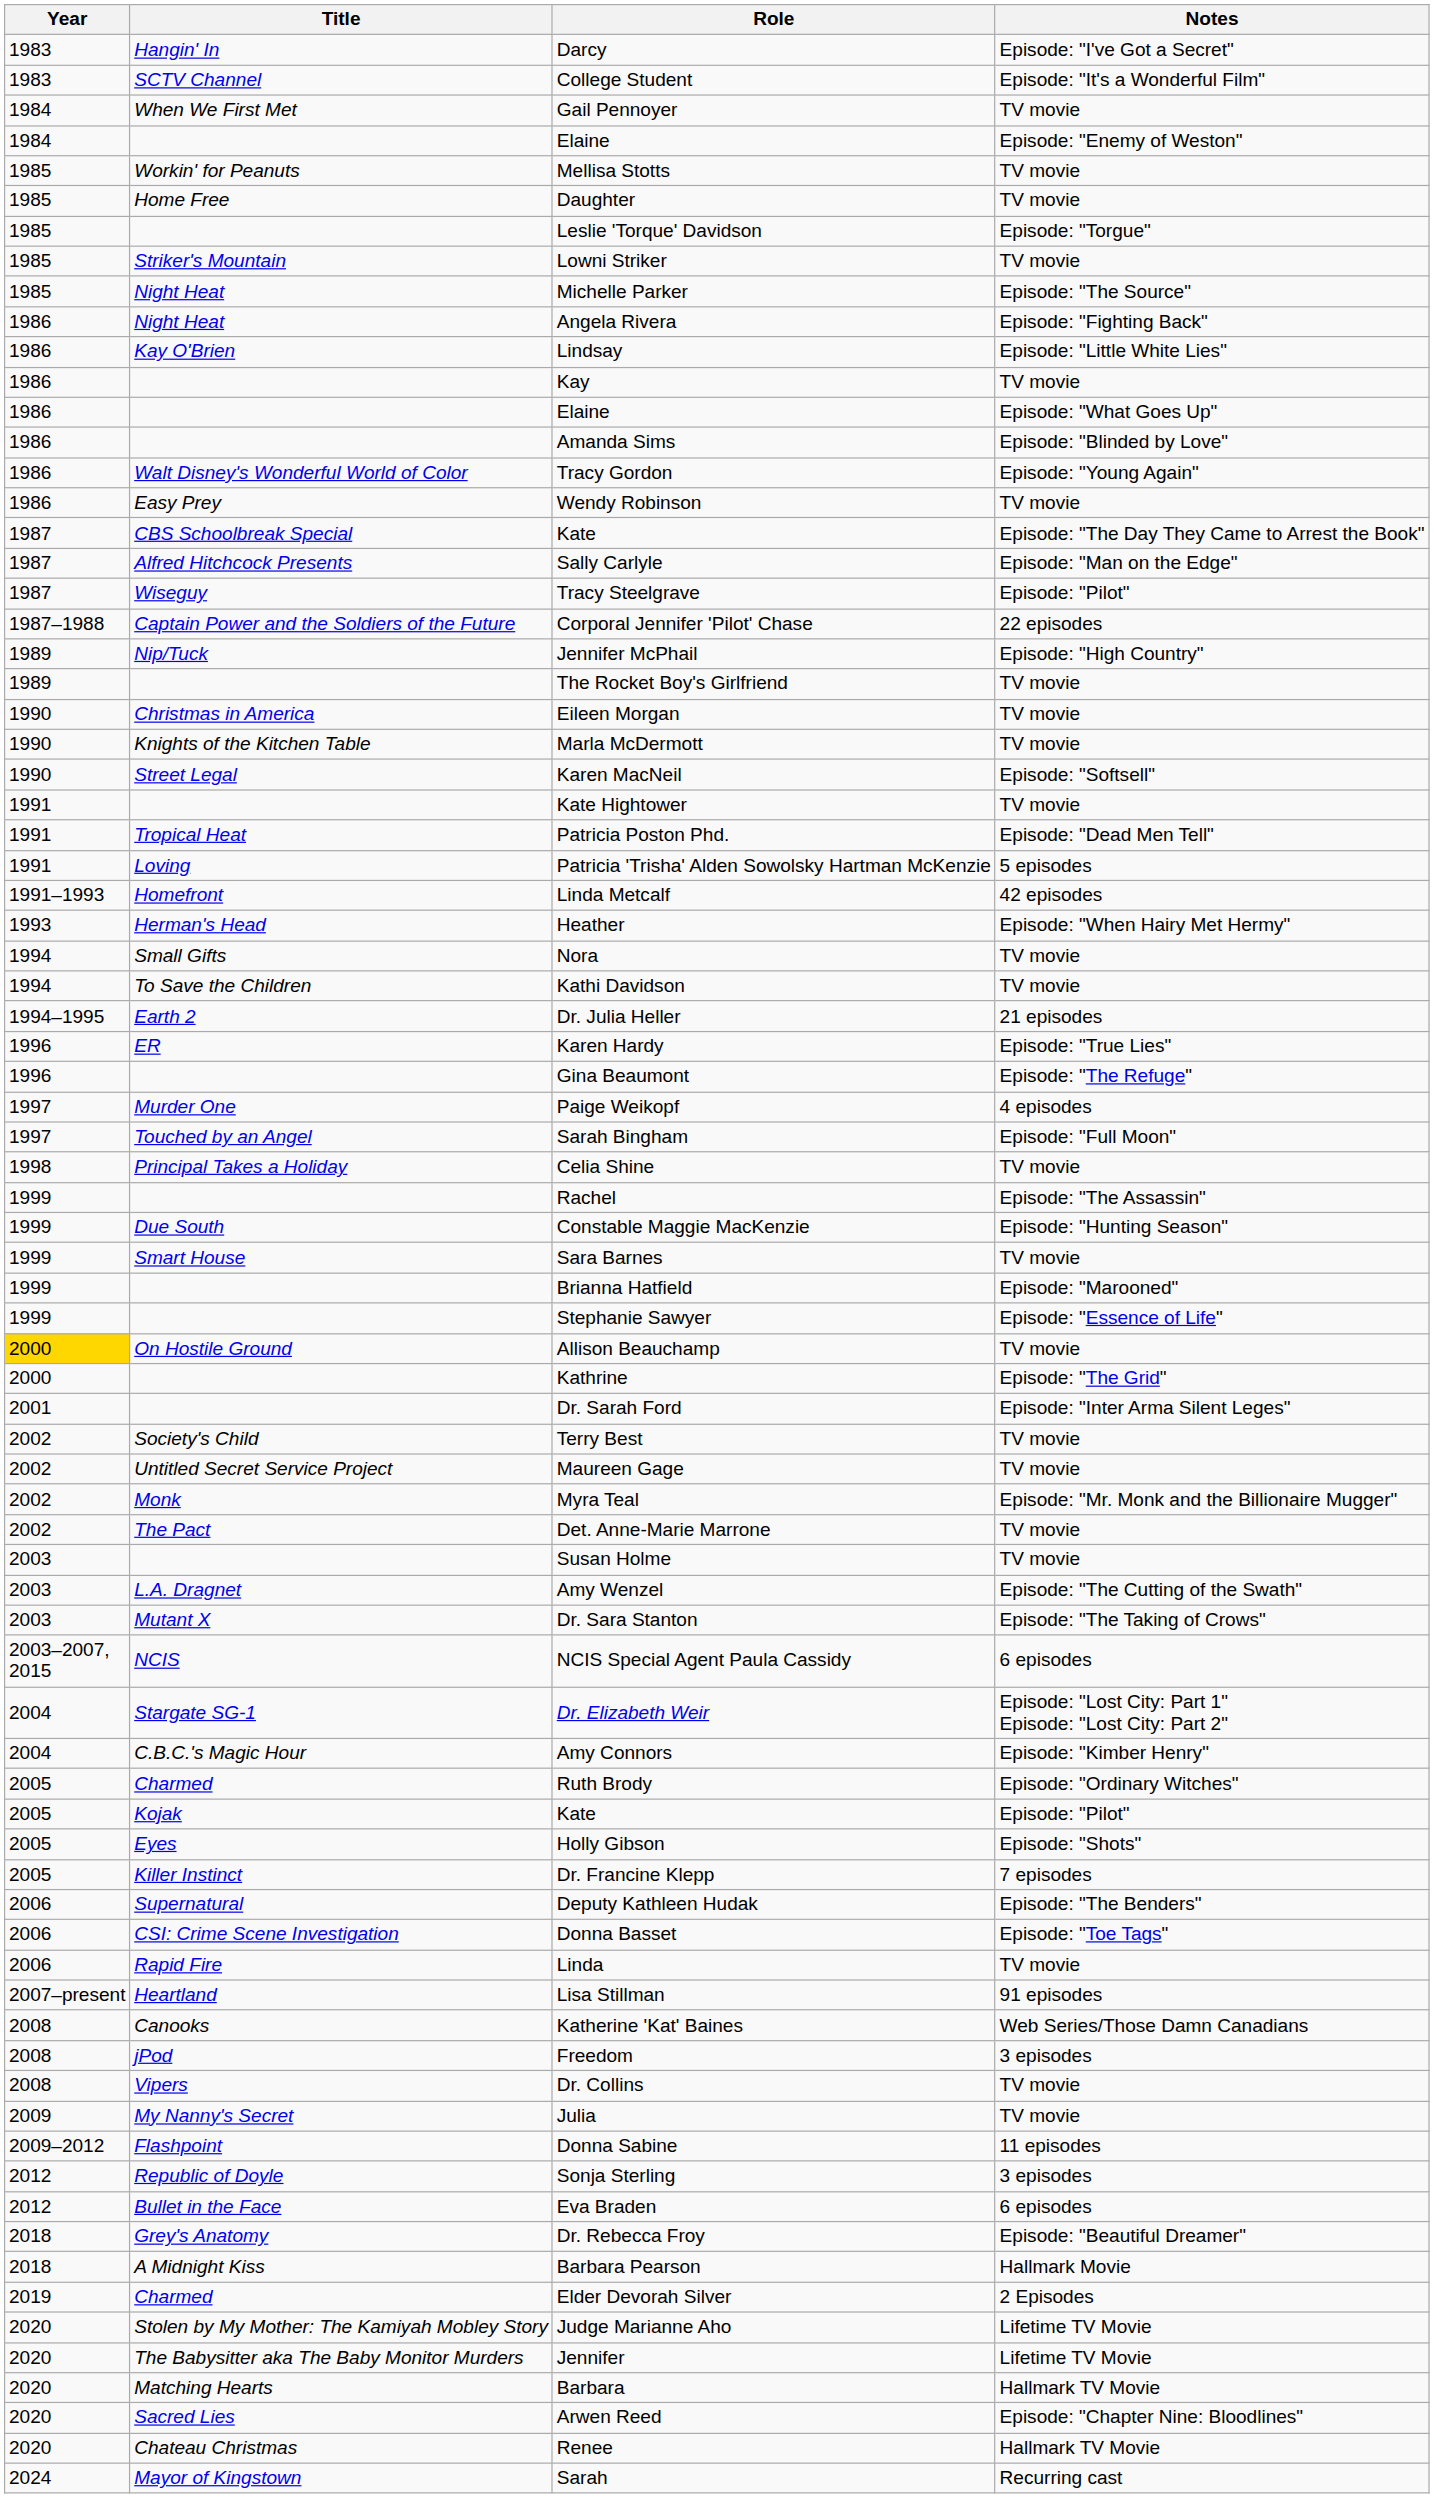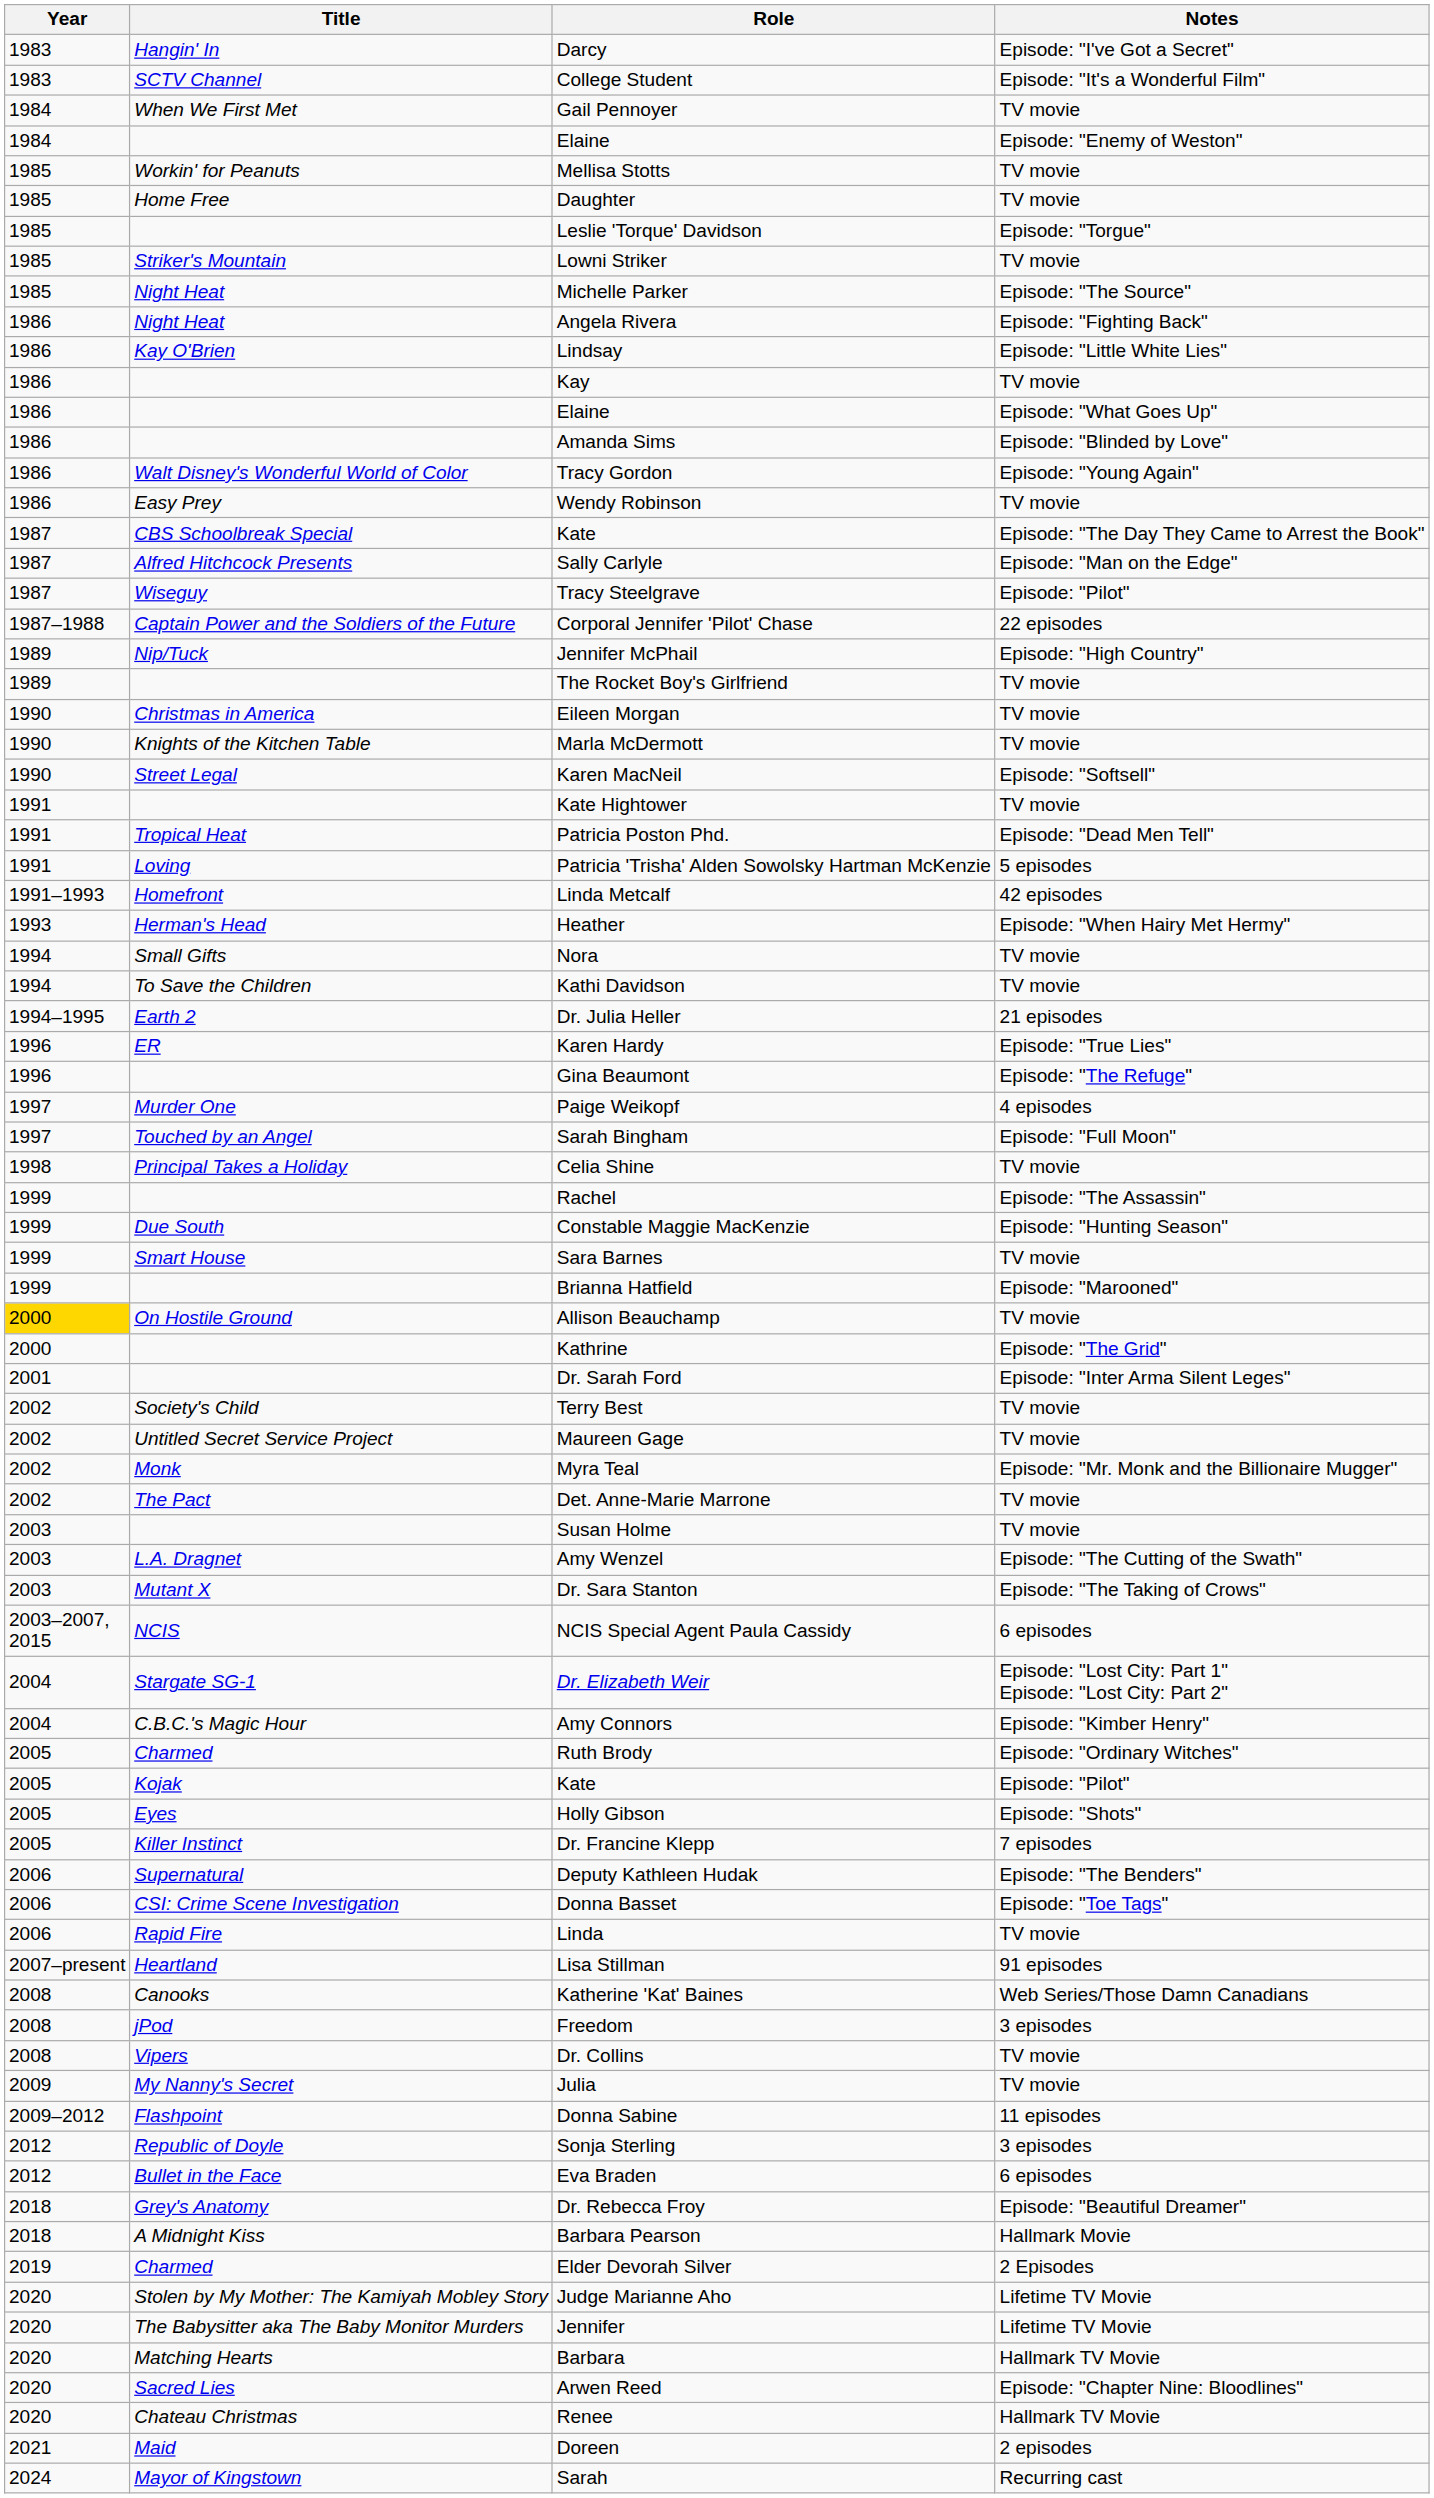- row: (634, 1318)
+ row: (588, 2447)
